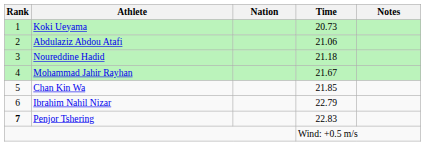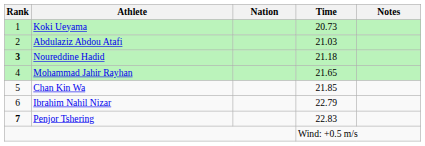(326, 42) 21.06 -> (326, 42) 21.03
(18, 57) normal -> (18, 57) bold
(326, 73) 21.67 -> (326, 73) 21.65
